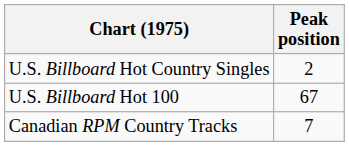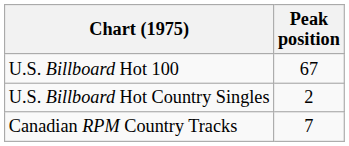rows swapped: (139, 68) <-> (94, 97)
